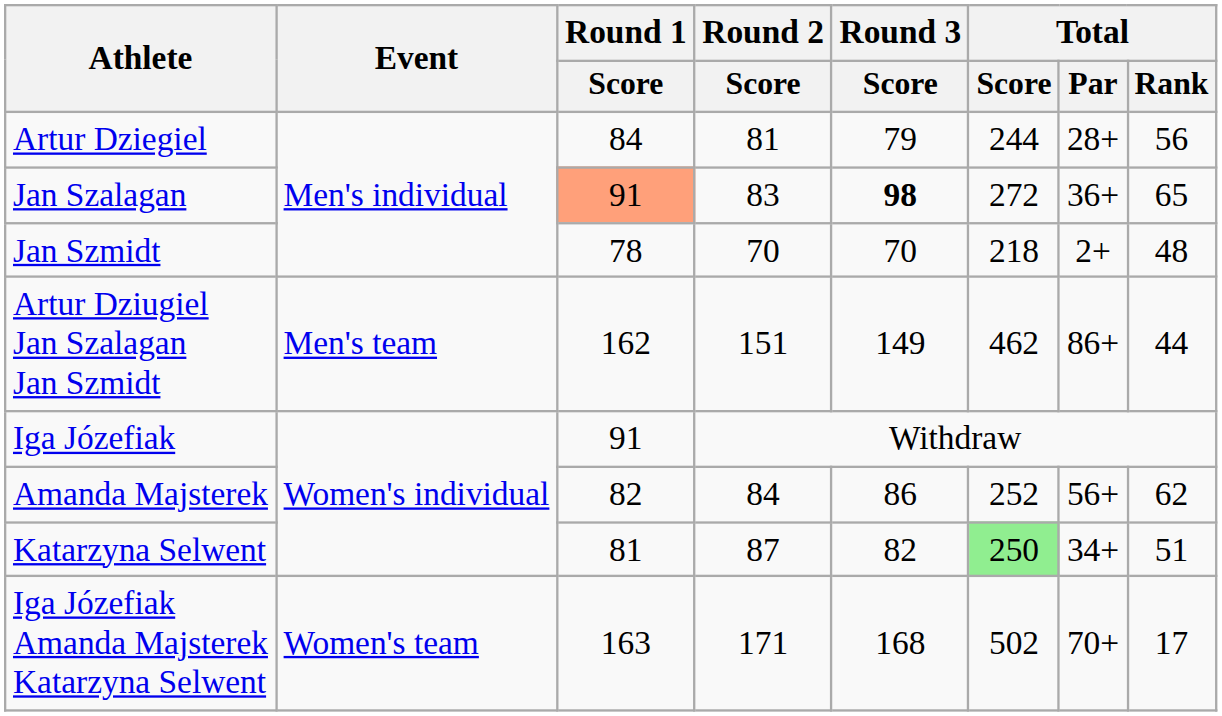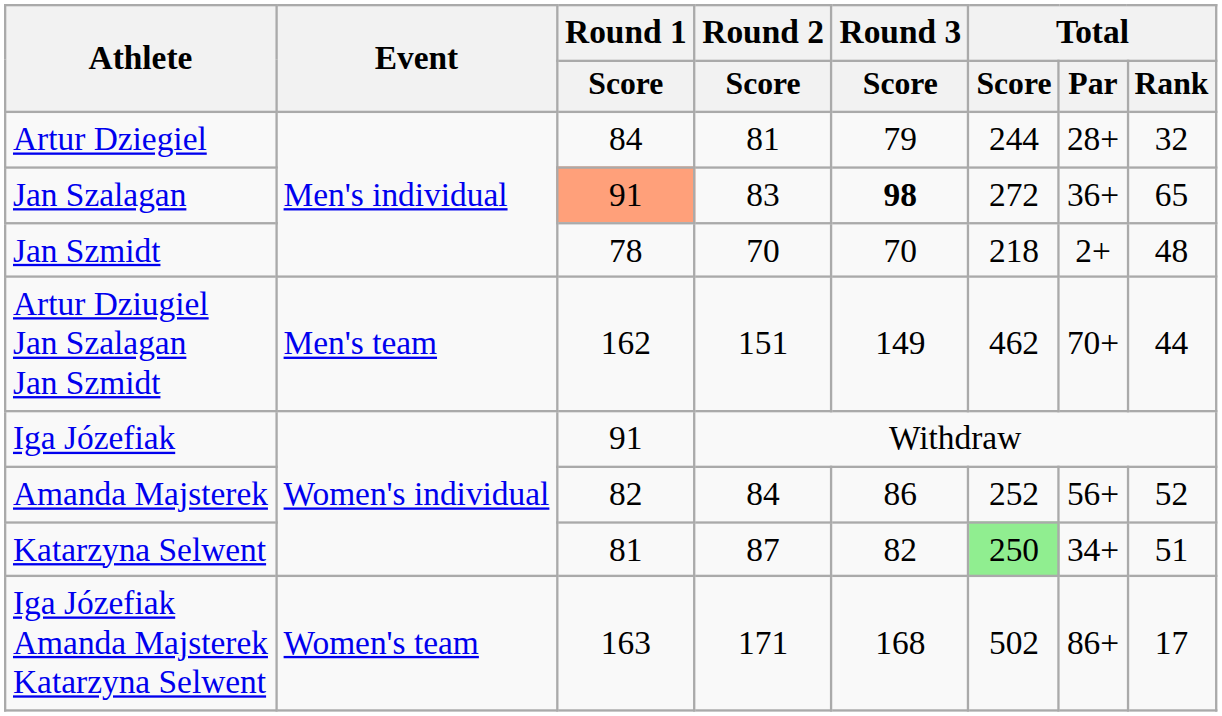(1171, 139) 56 -> (1171, 139) 32
(1093, 344) 86+ -> (1093, 344) 70+
(1171, 494) 62 -> (1171, 494) 52
(1093, 643) 70+ -> (1093, 643) 86+
